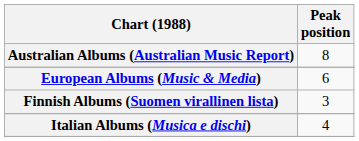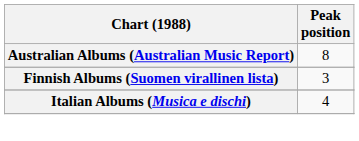- row: (151, 78)
